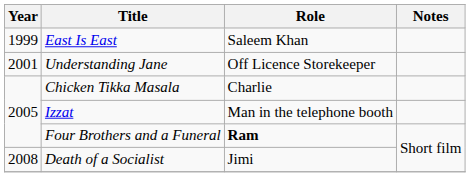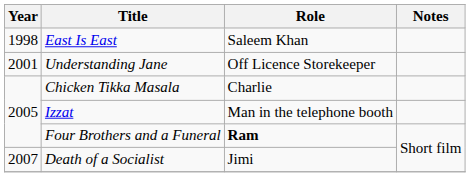(23, 40) 1999 -> (23, 40) 1998
(23, 159) 2008 -> (23, 159) 2007
